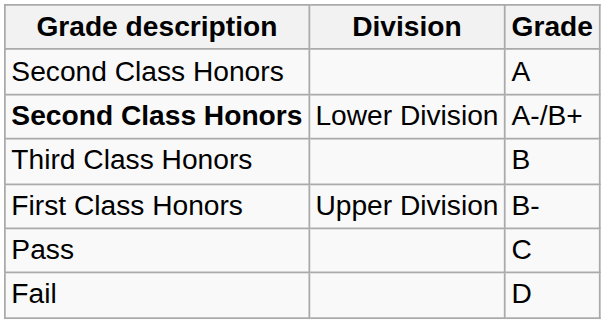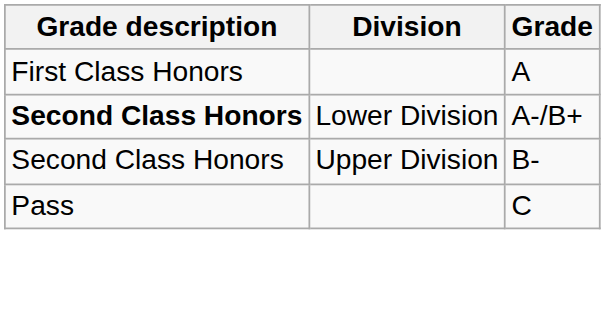(148, 71) Second Class Honors -> (127, 71) First Class Honors
- row: (521, 160)
(127, 205) First Class Honors -> (148, 160) Second Class Honors
- row: (522, 294)
